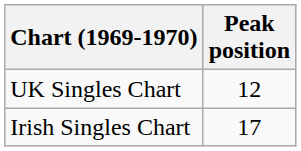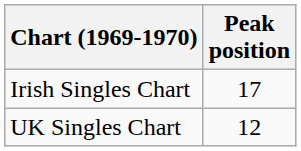rows swapped: (96, 88) <-> (100, 126)
